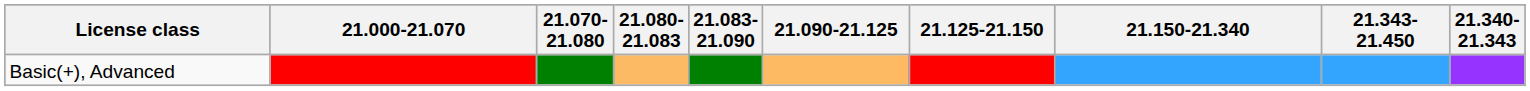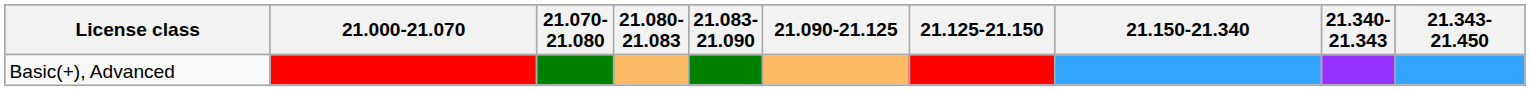columns swapped: (1487, 30) <-> (1385, 30)
